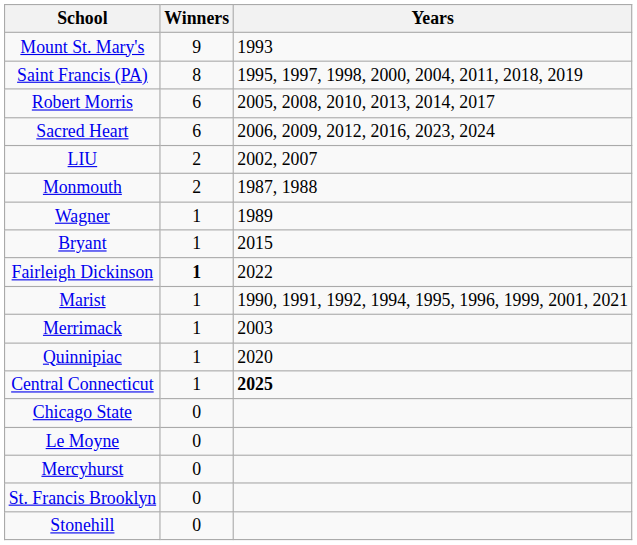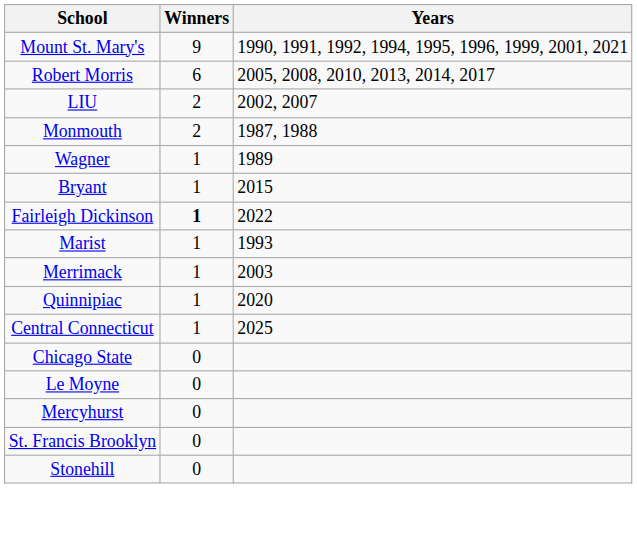(255, 46) 1993 -> (433, 46) 1990, 1991, 1992, 1994, 1995, 1996, 1999, 2001, 2021
- row: (82, 74)
- row: (82, 131)
(433, 300) 1990, 1991, 1992, 1994, 1995, 1996, 1999, 2001, 2021 -> (255, 243) 1993
(255, 384) bold -> (255, 328) normal
